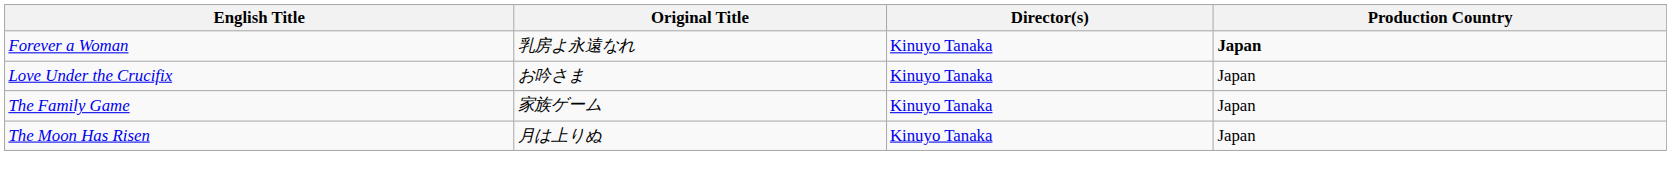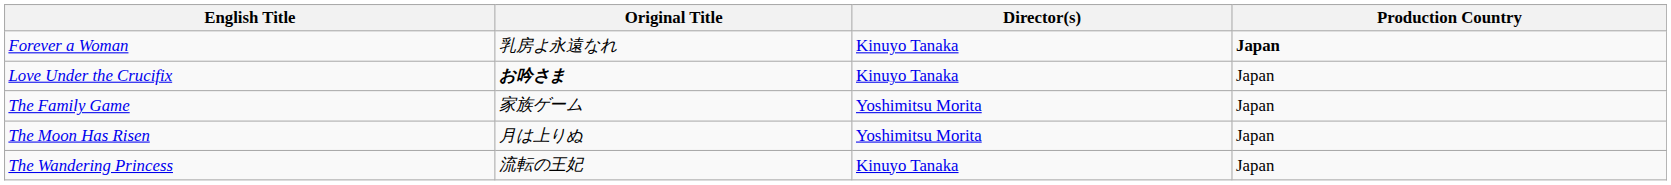(551, 75) normal -> (533, 75) bold
(941, 105) Kinuyo Tanaka -> (919, 105) Yoshimitsu Morita
(941, 135) Kinuyo Tanaka -> (919, 135) Yoshimitsu Morita
+ row: (91, 165)
